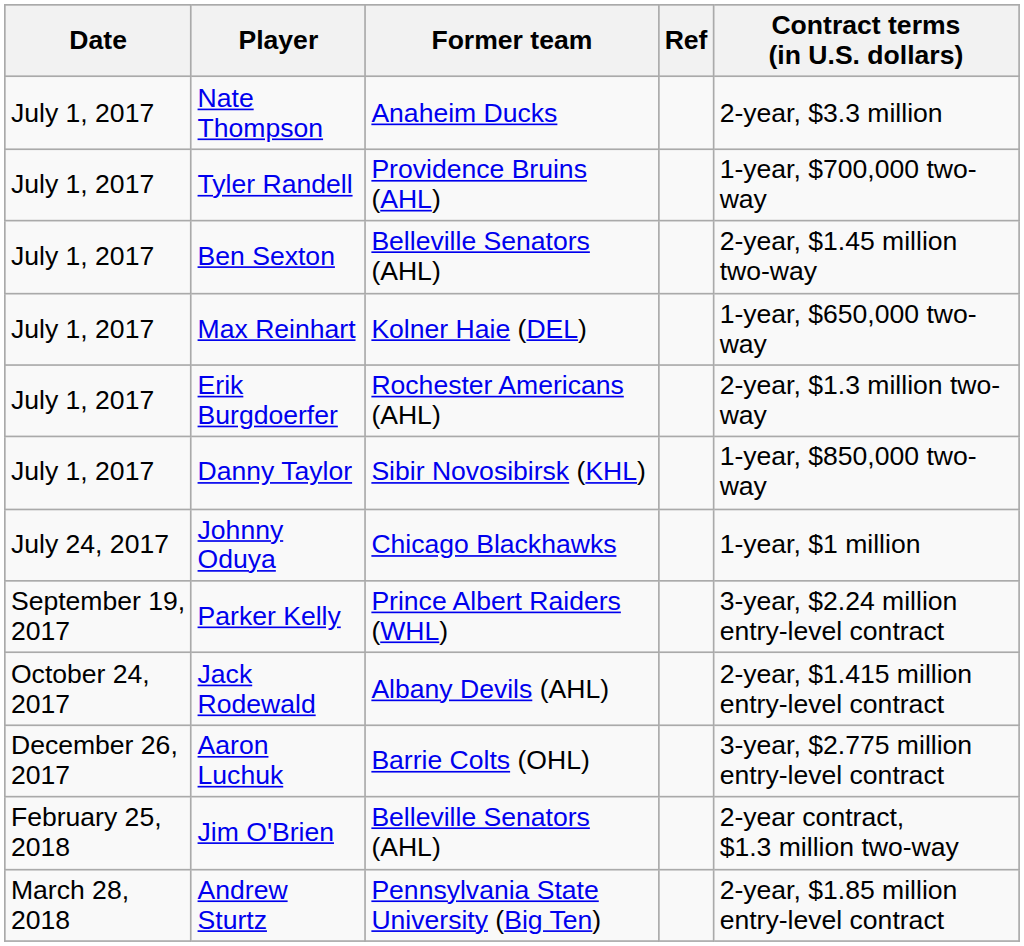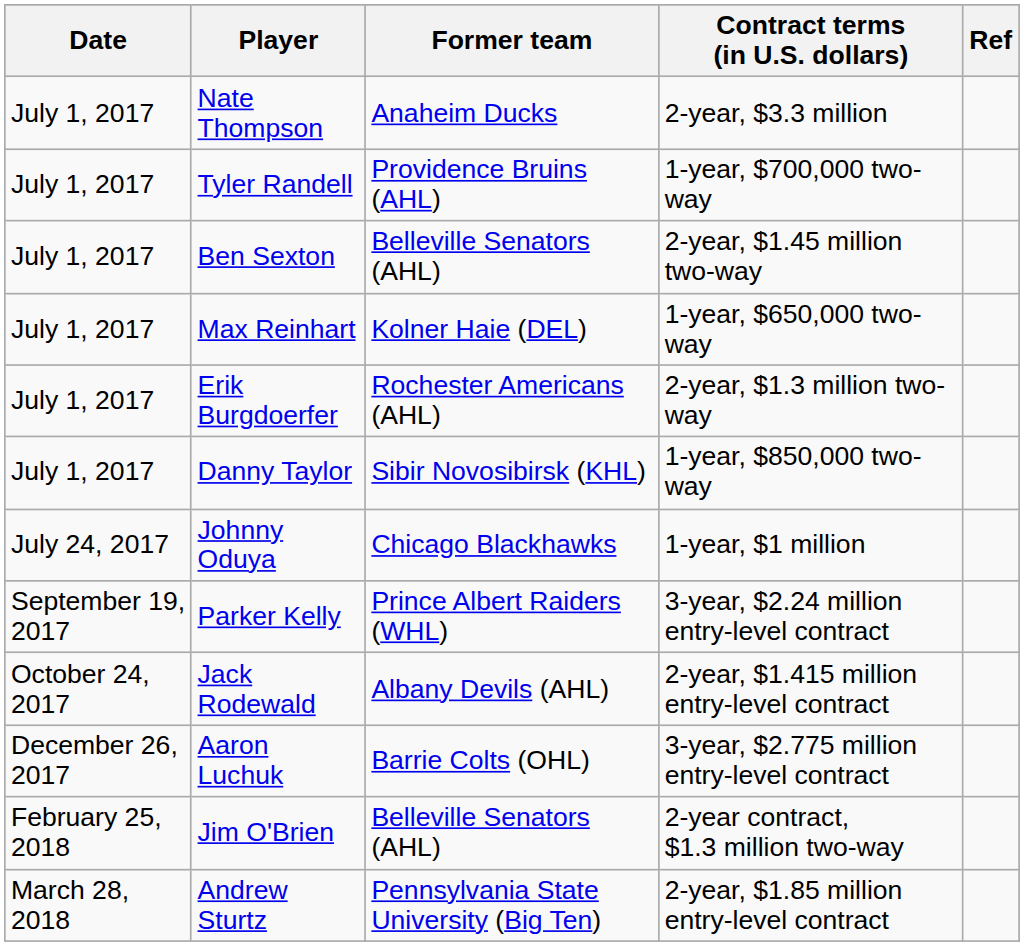columns swapped: (866, 40) <-> (686, 40)
